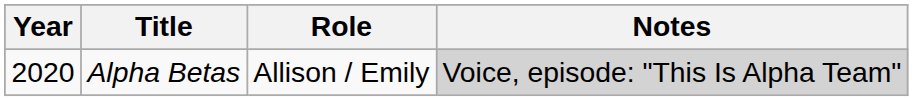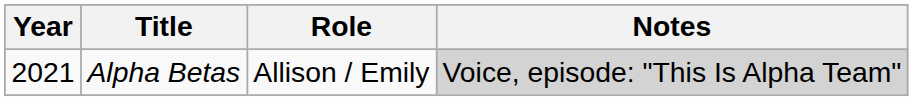(43, 71) 2020 -> (43, 71) 2021
